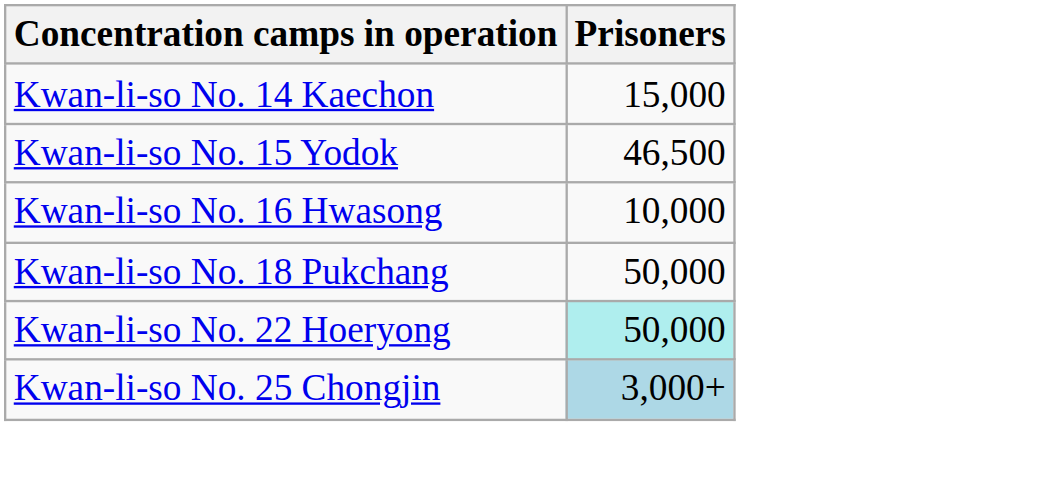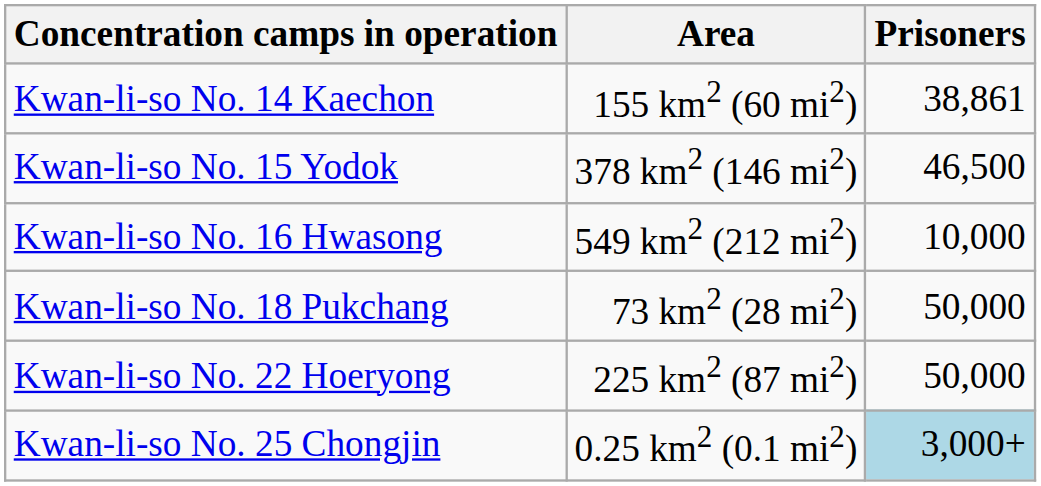+ column: (716, 34)
(674, 93) 15,000 -> (974, 98) 38,861
(674, 329) paleturquoise background -> (974, 375) no background
